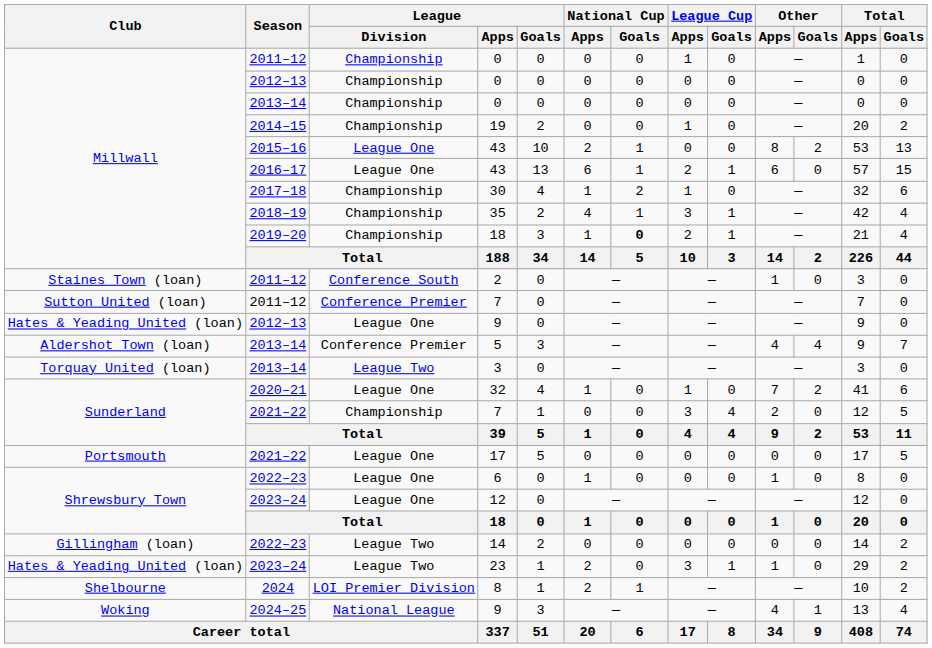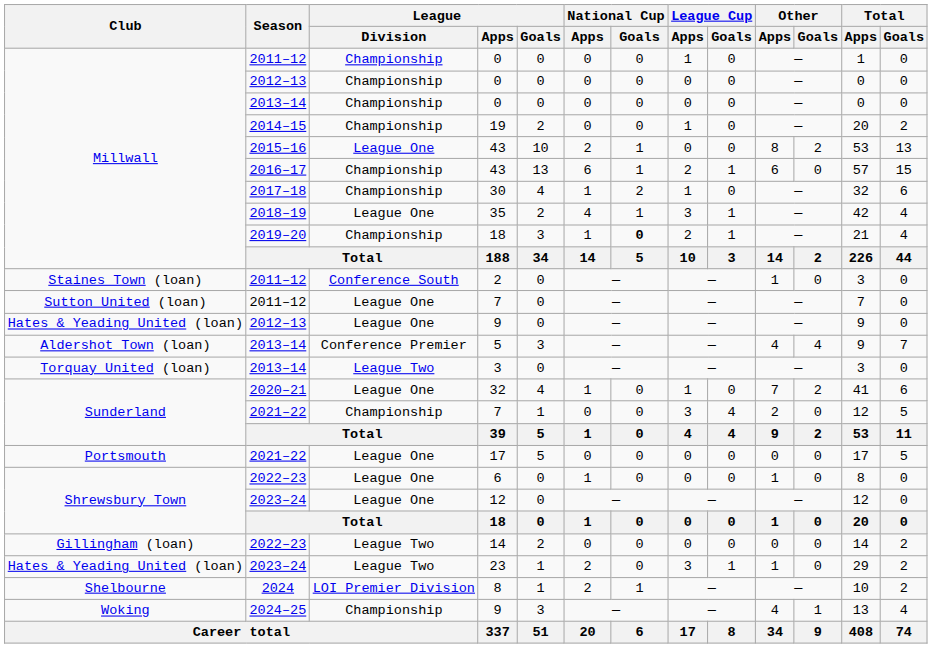(394, 170) League One -> (394, 170) Championship
(394, 214) Championship -> (394, 214) League One
(394, 302) Conference Premier -> (394, 302) League One
(394, 610) National League -> (394, 610) Championship
